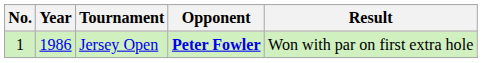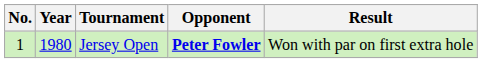(56, 44) 1986 -> (56, 44) 1980
